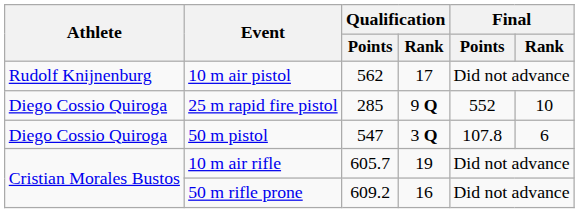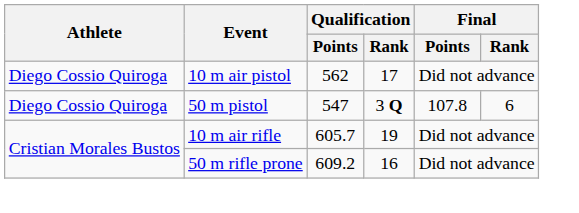(80, 76) Rudolf Knijnenburg -> (88, 76) Diego Cossio Quiroga
- row: (263, 105)
